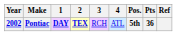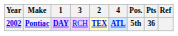columns swapped: (80, 11) <-> (99, 11)
(118, 24) normal -> (118, 24) bold
